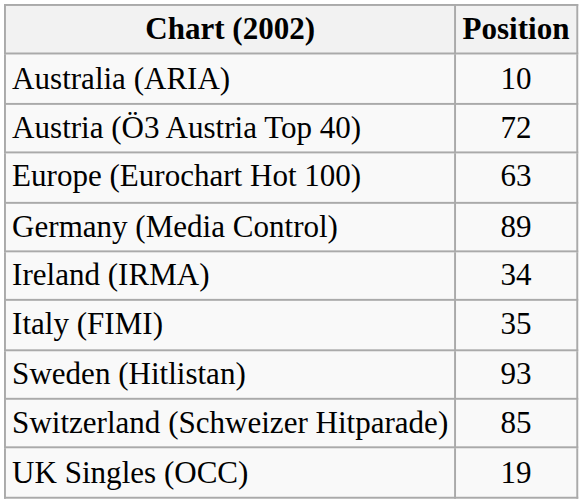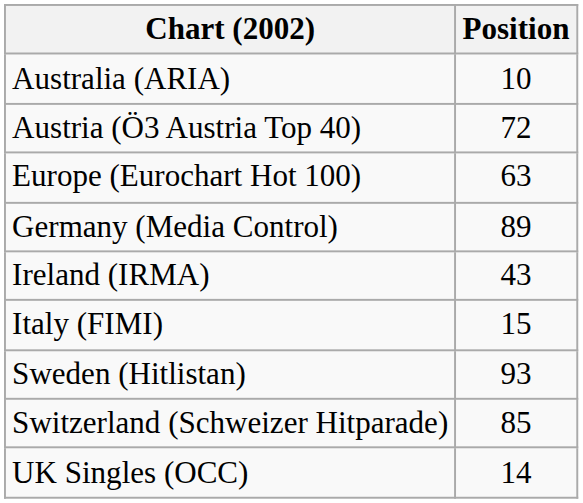(516, 275) 34 -> (516, 275) 43
(516, 324) 35 -> (516, 324) 15
(516, 472) 19 -> (516, 472) 14
